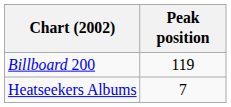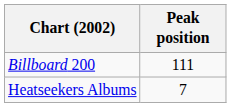(183, 64) 119 -> (183, 64) 111
